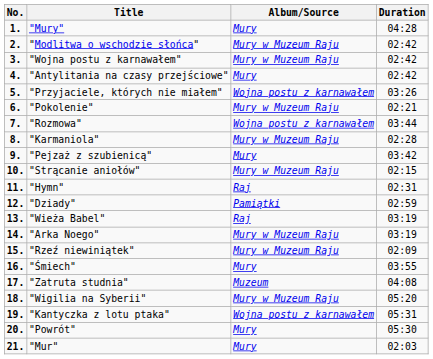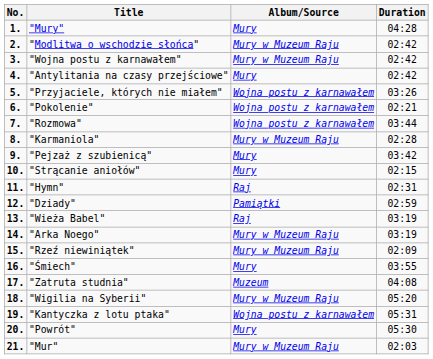(286, 108) Mury w Muzeum Raju -> (304, 108) Wojna postu z karnawałem
(286, 171) Mury w Muzeum Raju -> (245, 171) Mury
(245, 346) Mury -> (286, 346) Mury w Muzeum Raju
